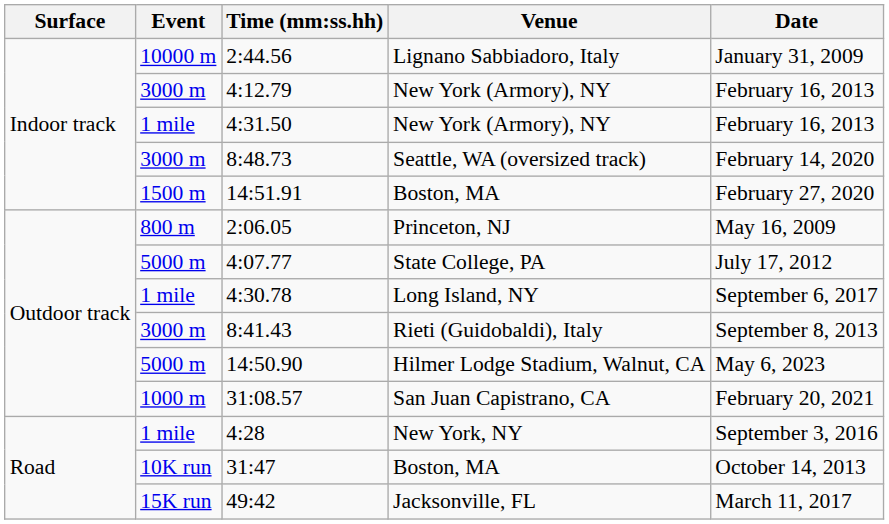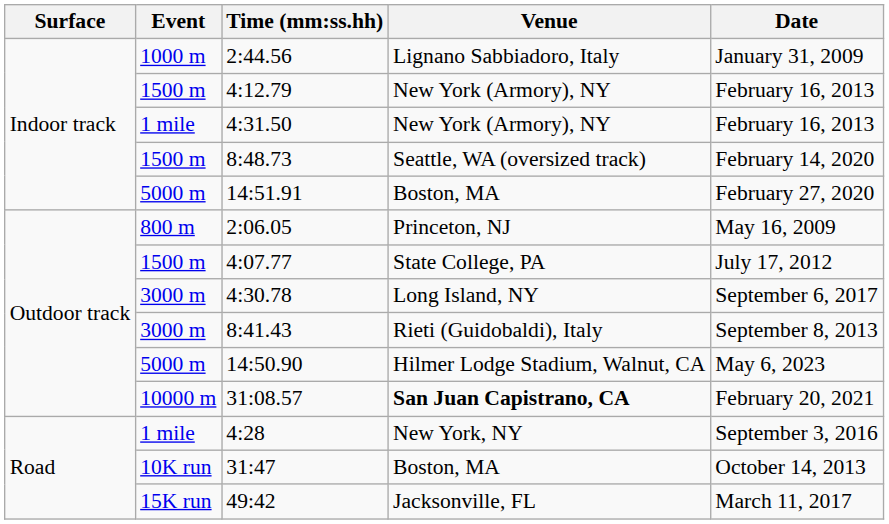(178, 55) 10000 m -> (173, 55) 1000 m
(173, 90) 3000 m -> (173, 90) 1500 m
(173, 158) 3000 m -> (173, 158) 1500 m
(173, 192) 1500 m -> (173, 192) 5000 m
(173, 261) 5000 m -> (173, 261) 1500 m
(167, 295) 1 mile -> (173, 295) 3000 m
(173, 398) 1000 m -> (178, 398) 10000 m
(502, 398) normal -> (511, 398) bold
